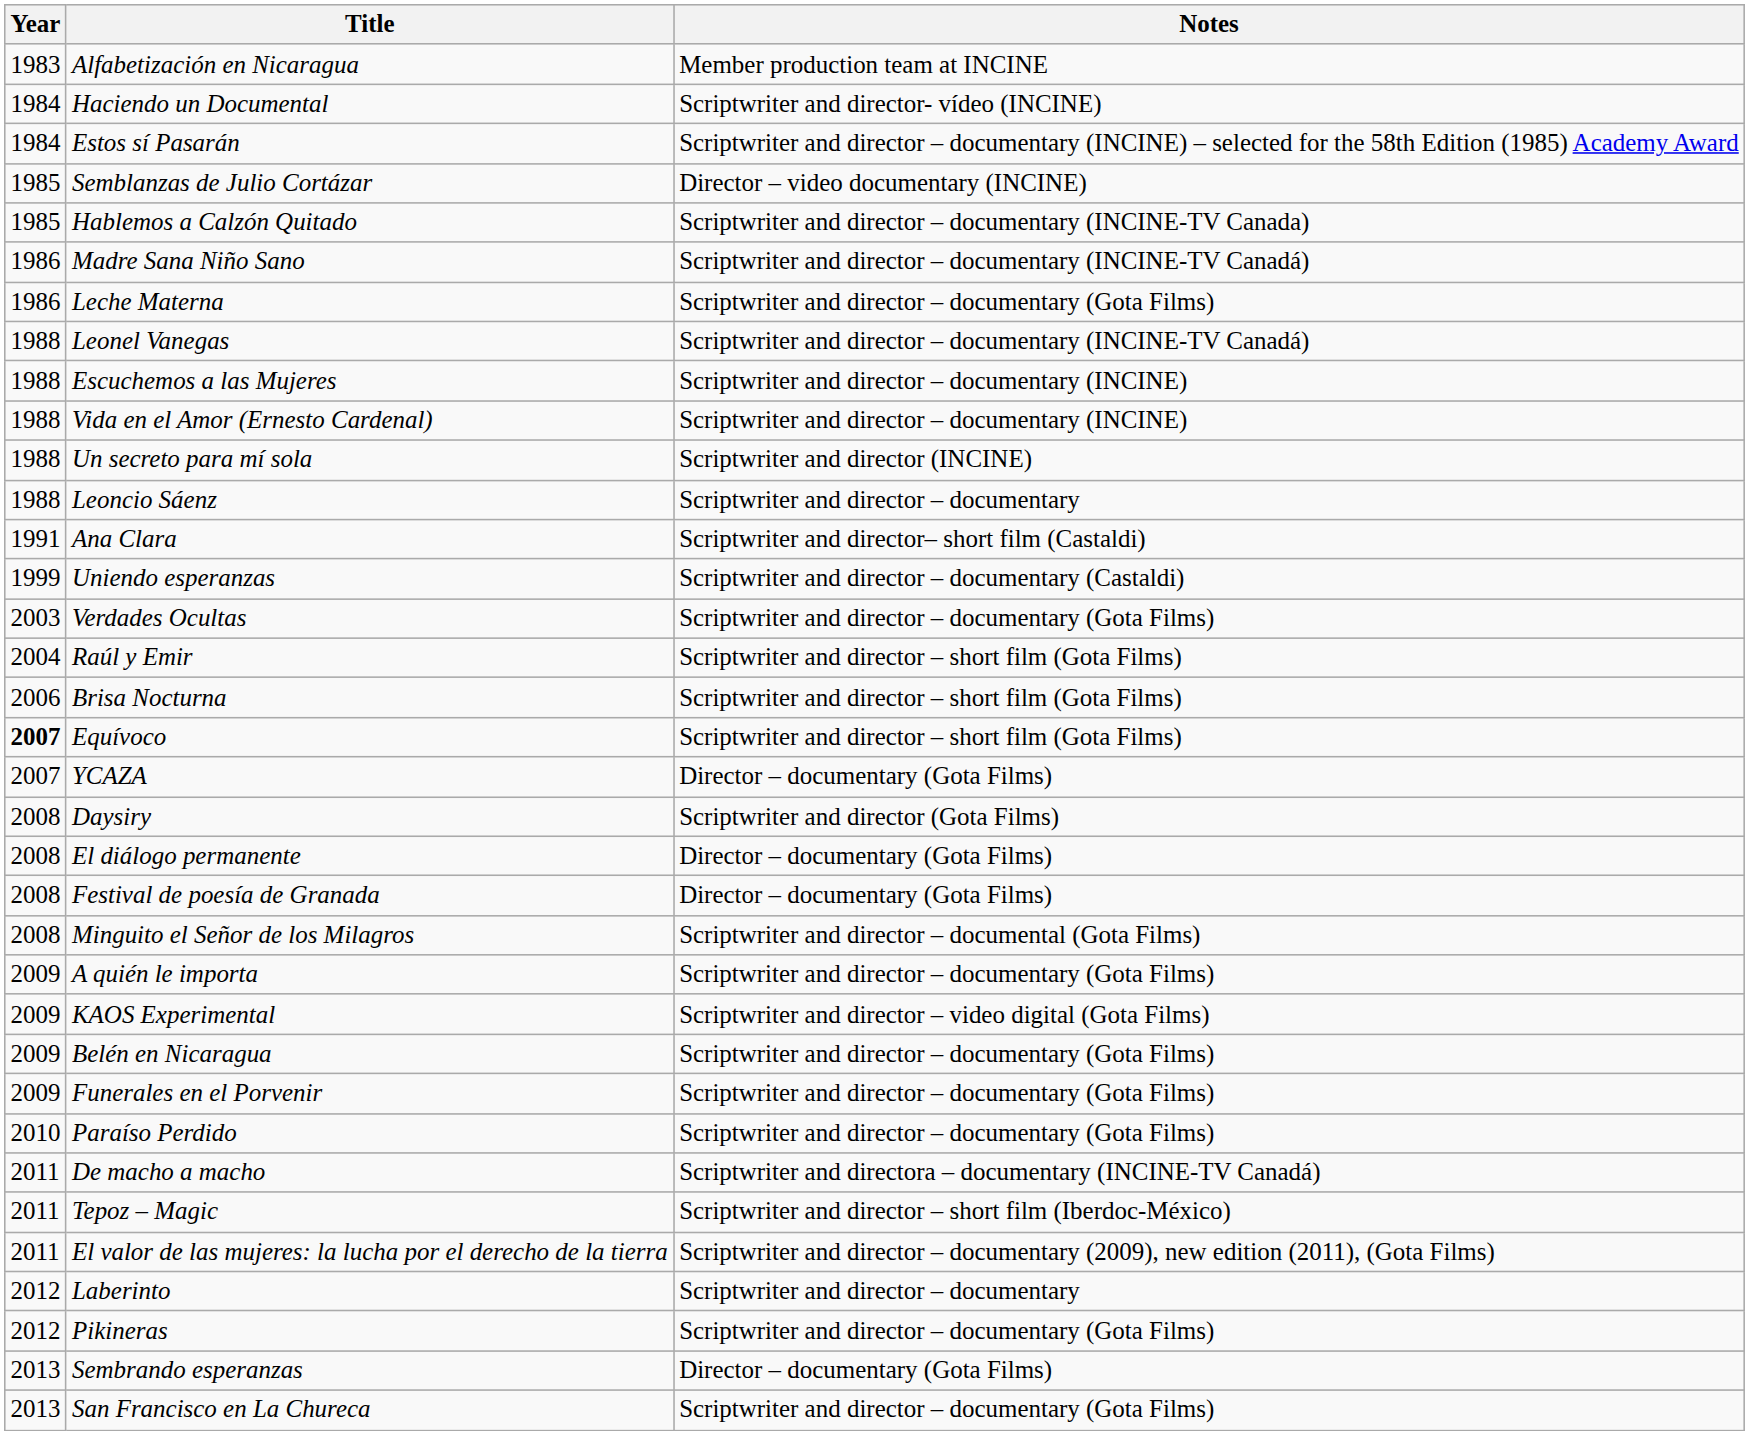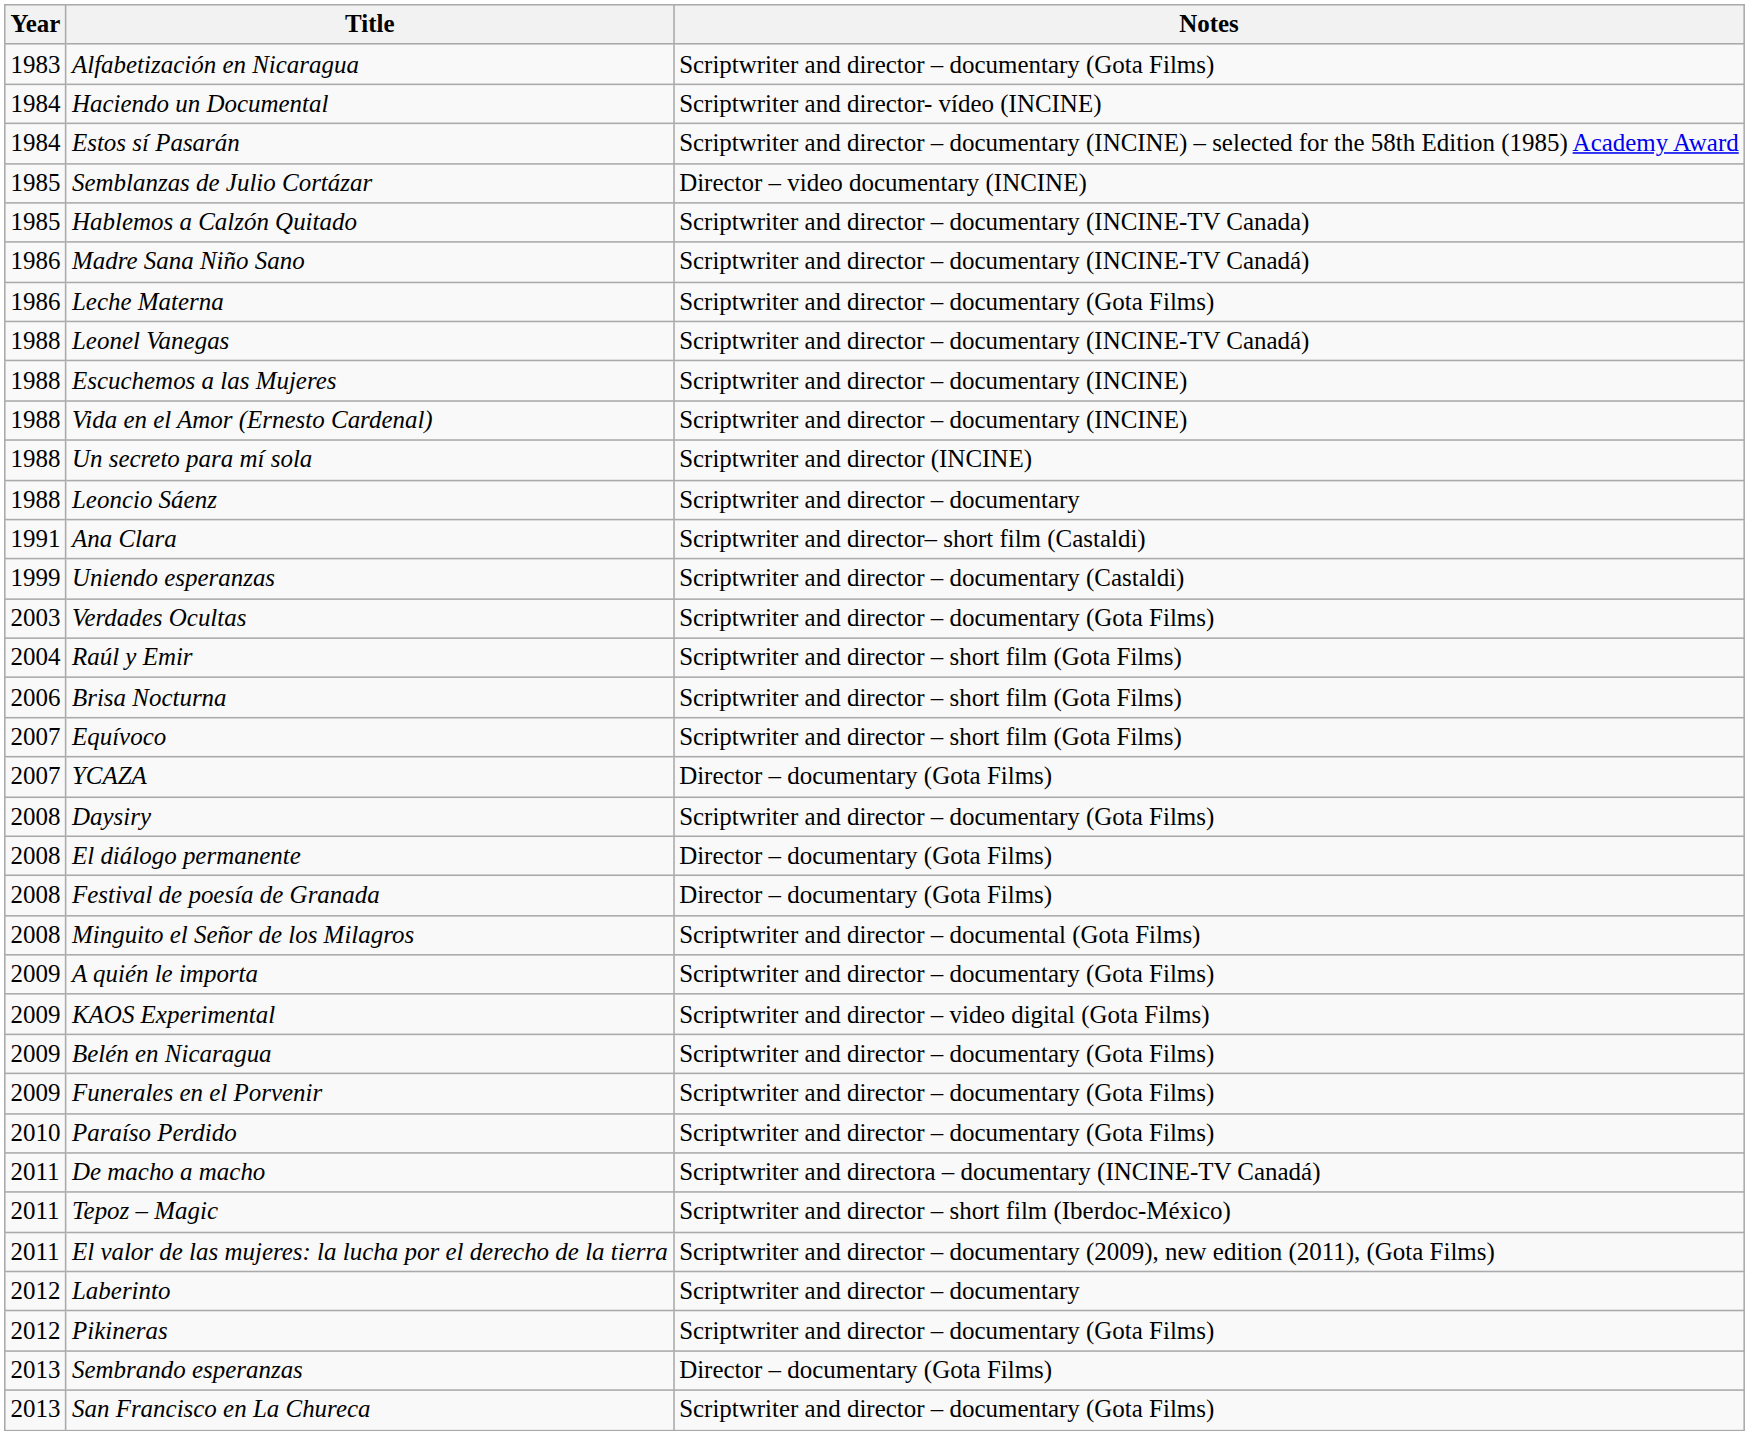(864, 63) Member production team at INCINE -> (947, 63) Scriptwriter and director – documentary (Gota Films)
(35, 736) bold -> (35, 736) normal
(869, 815) Scriptwriter and director (Gota Films) -> (947, 815) Scriptwriter and director – documentary (Gota Films)
